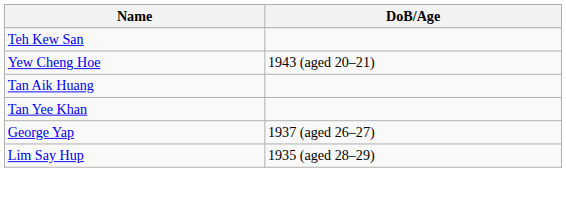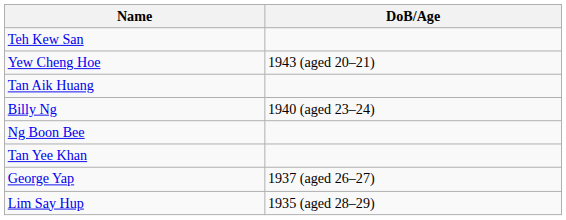+ row: (32, 109)
+ row: (46, 132)
